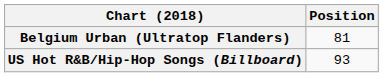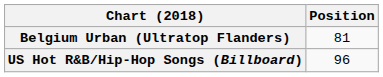(342, 60) 93 -> (342, 60) 96
